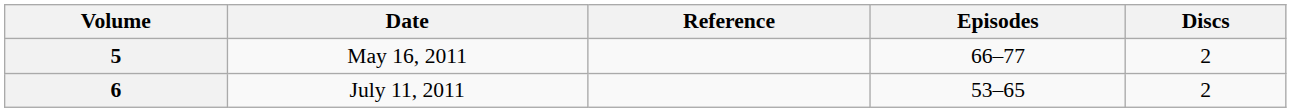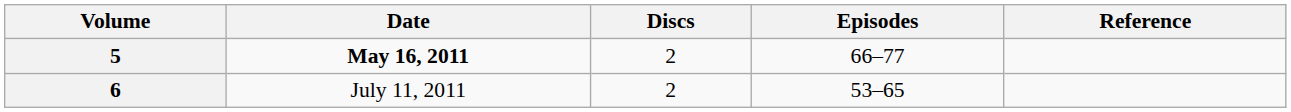columns swapped: (1206, 21) <-> (729, 21)
(407, 55) normal -> (408, 55) bold
